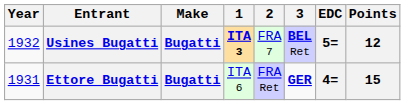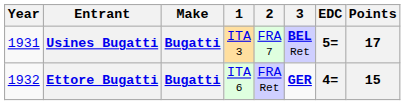(24, 45) 1932 -> (24, 45) 1931
(239, 45) bold -> (239, 44) normal
(373, 45) 12 -> (373, 45) 17
(24, 81) 1931 -> (24, 81) 1932
